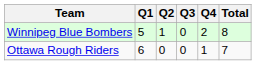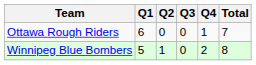rows swapped: (70, 32) <-> (63, 50)
